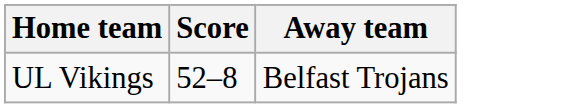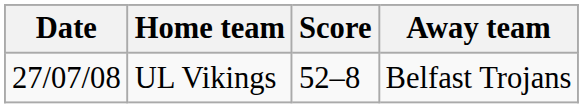+ column: (66, 28)
